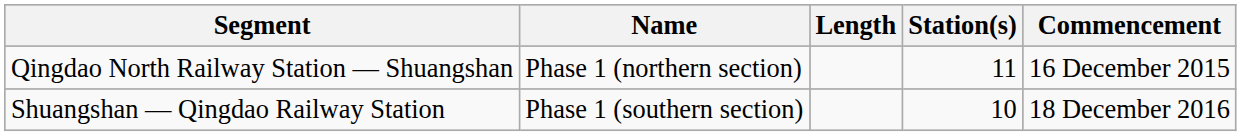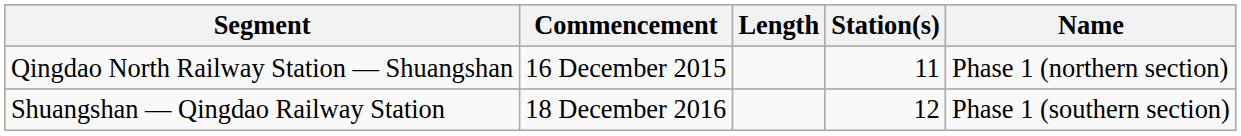columns swapped: (1129, 25) <-> (664, 25)
(1004, 109) 10 -> (927, 109) 12
